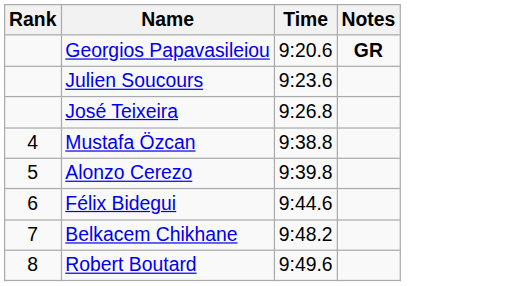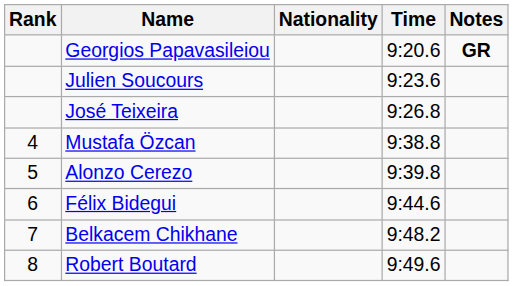+ column: (328, 19)
